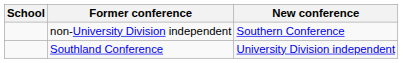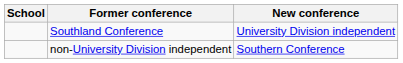rows swapped: (141, 31) <-> (107, 49)
